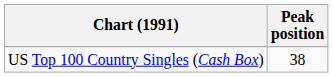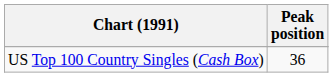(298, 59) 38 -> (298, 59) 36
